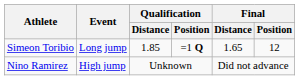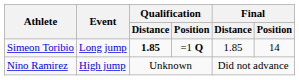(150, 48) normal -> (150, 48) bold
(233, 48) 1.65 -> (233, 48) 1.85
(274, 48) 12 -> (274, 48) 14
